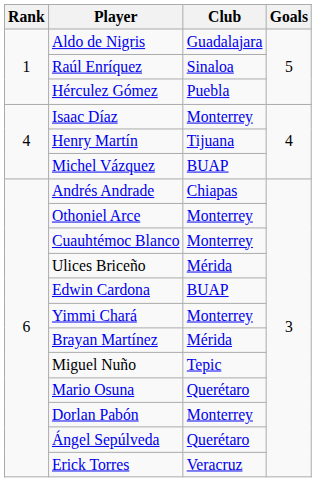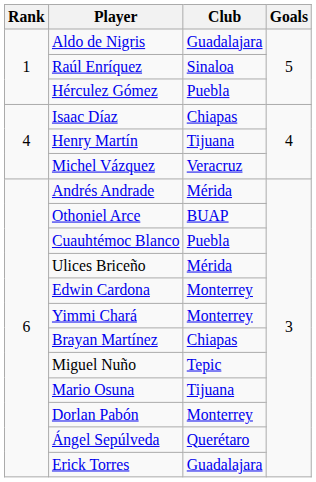(220, 116) Monterrey -> (212, 116) Chiapas
(208, 166) BUAP -> (215, 166) Veracruz
(212, 191) Chiapas -> (209, 191) Mérida
(220, 215) Monterrey -> (208, 215) BUAP
(220, 240) Monterrey -> (208, 240) Puebla
(208, 290) BUAP -> (220, 290) Monterrey
(209, 340) Mérida -> (212, 340) Chiapas
(218, 389) Querétaro -> (210, 389) Tijuana
(215, 464) Veracruz -> (225, 464) Guadalajara
